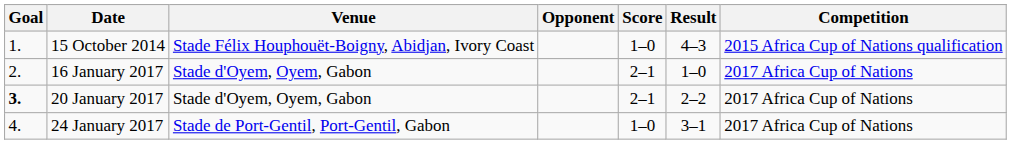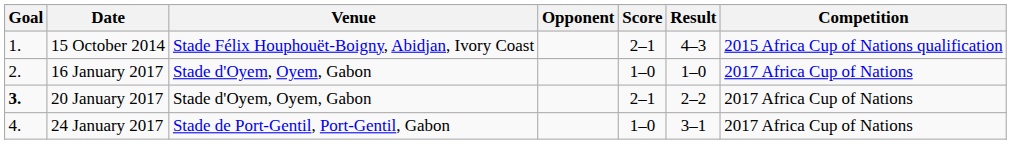(642, 44) 1–0 -> (642, 44) 2–1
(642, 71) 2–1 -> (642, 71) 1–0
